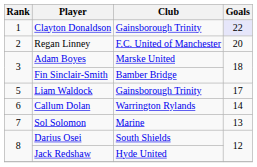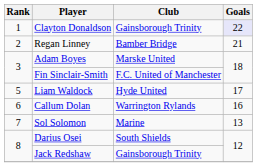(168, 43) F.C. United of Manchester -> (146, 43) Bamber Bridge
(238, 43) 20 -> (238, 43) 21
(146, 75) Bamber Bridge -> (168, 75) F.C. United of Manchester
(159, 91) Gainsborough Trinity -> (141, 91) Hyde United
(238, 106) 14 -> (238, 106) 16
(141, 153) Hyde United -> (159, 153) Gainsborough Trinity
